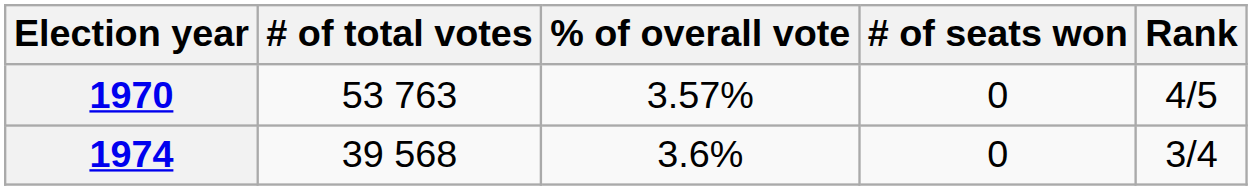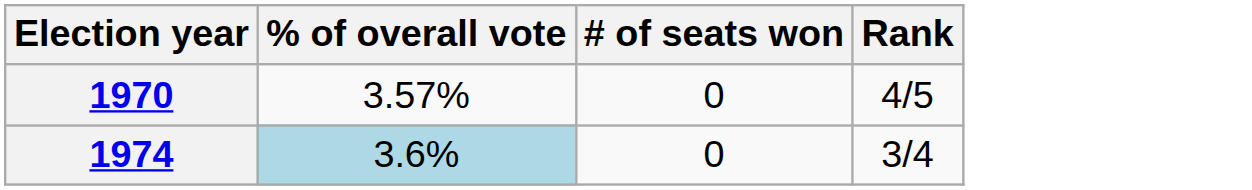- column: (400, 34)
(700, 154) no background -> (416, 154) lightblue background
